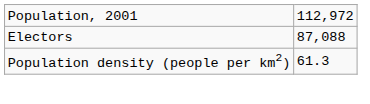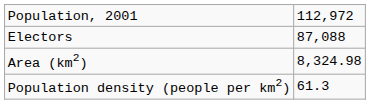+ row: (48, 61)
